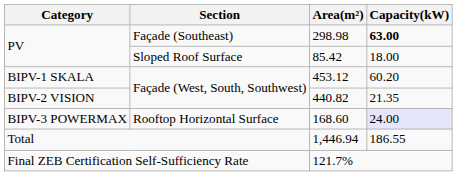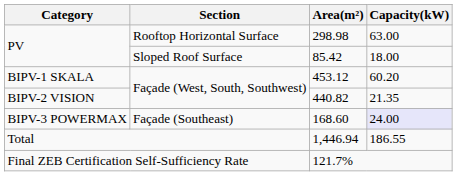(183, 35) Façade (Southeast) -> (206, 35) Rooftop Horizontal Surface
(384, 35) bold -> (384, 35) normal
(206, 118) Rooftop Horizontal Surface -> (183, 118) Façade (Southeast)
